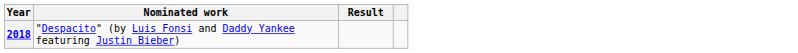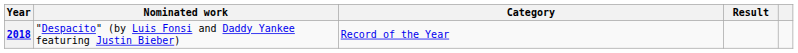+ column: (531, 13)
